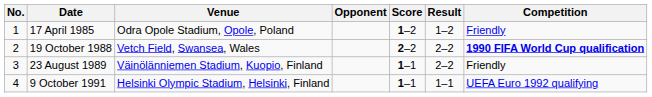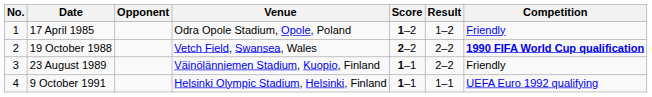columns swapped: (223, 13) <-> (361, 13)
